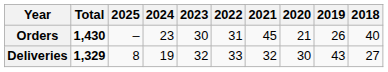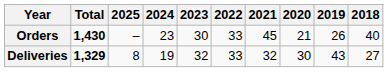(235, 36) 31 -> (235, 36) 33
